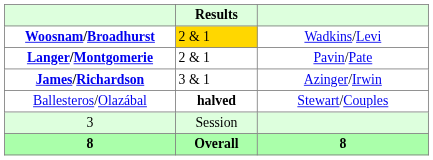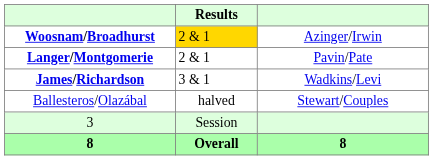(343, 36) Wadkins/Levi -> (343, 36) Azinger/Irwin
(343, 79) Azinger/Irwin -> (343, 79) Wadkins/Levi
(216, 101) bold -> (216, 101) normal
